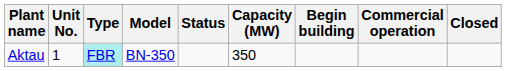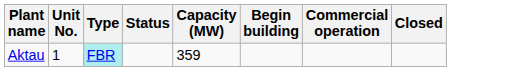- column: (150, 24)
(244, 54) 350 -> (189, 54) 359
